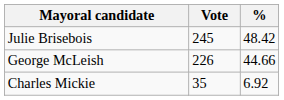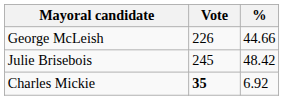rows swapped: (50, 38) <-> (56, 60)
(199, 83) normal -> (199, 83) bold
